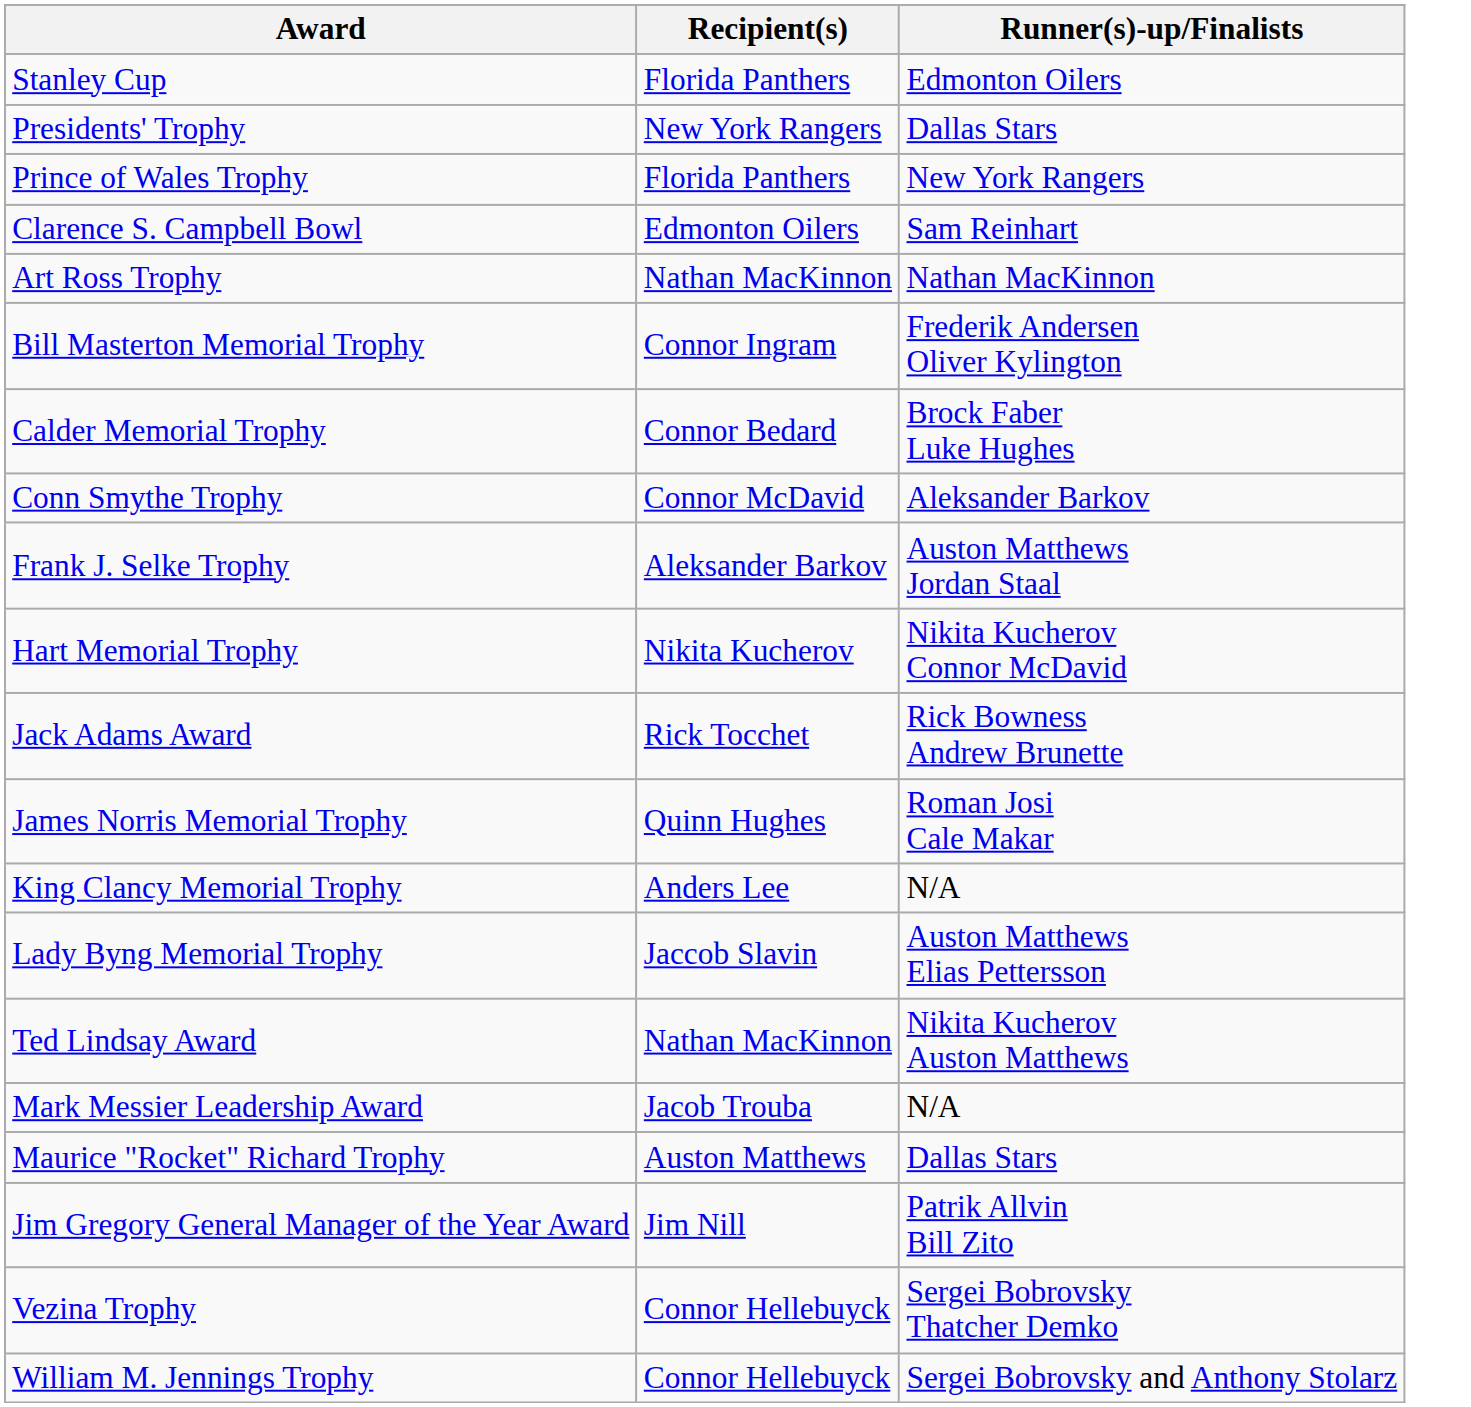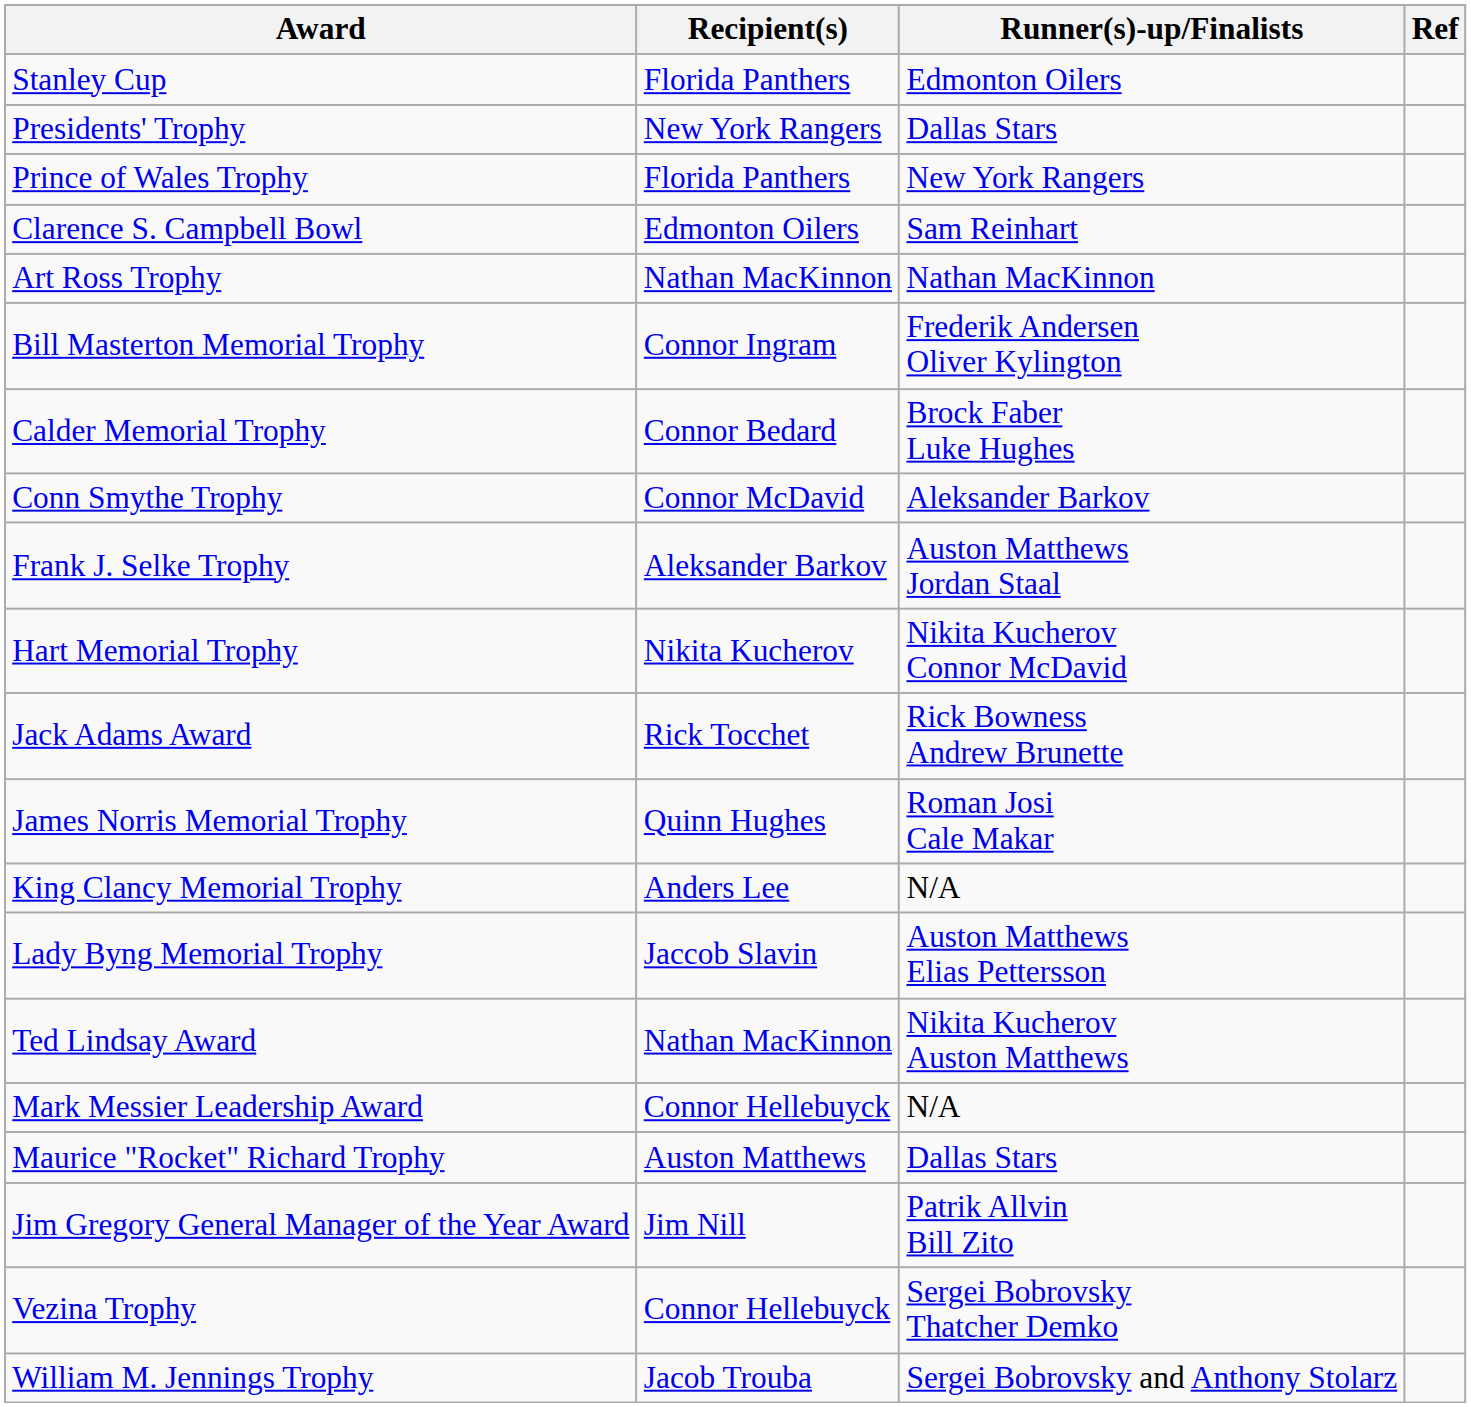+ column: (1435, 29)
(728, 1107) Jacob Trouba -> (767, 1107) Connor Hellebuyck
(767, 1376) Connor Hellebuyck -> (728, 1376) Jacob Trouba
